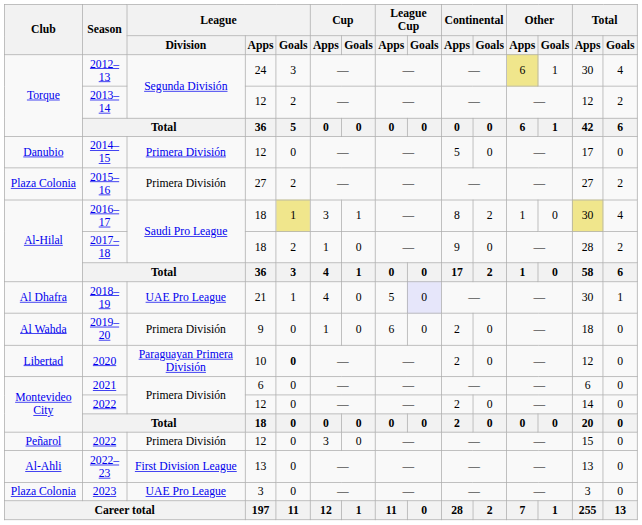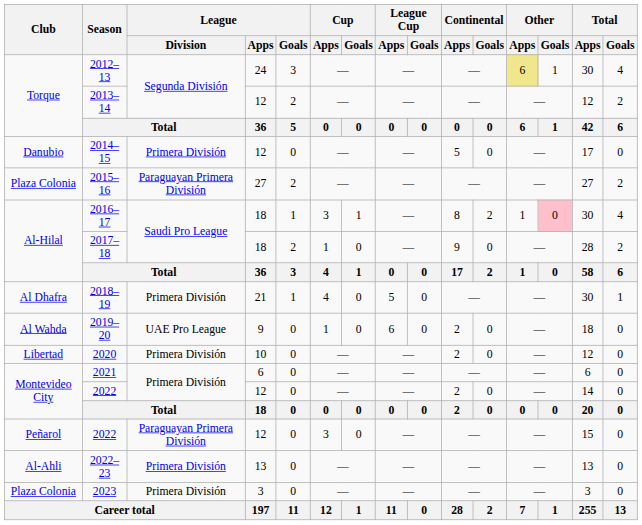(186, 184) Primera División -> (186, 184) Paraguayan Primera División
(293, 215) khaki background -> (293, 215) no background
(555, 215) no background -> (555, 215) pink background
(588, 215) khaki background -> (588, 215) no background
(186, 297) UAE Pro League -> (186, 297) Primera División
(424, 297) lavender background -> (424, 297) no background
(186, 329) Primera División -> (186, 329) UAE Pro League
(186, 360) Paraguayan Primera División -> (186, 354) Primera División
(293, 360) bold -> (293, 354) normal
(186, 441) Primera División -> (186, 434) Paraguayan Primera División
(186, 466) First Division League -> (186, 466) Primera División
(186, 491) UAE Pro League -> (186, 491) Primera División
